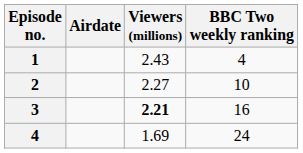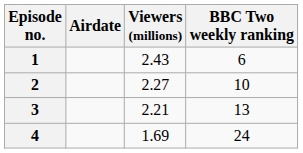(242, 60) 4 -> (242, 60) 6
(155, 110) bold -> (155, 110) normal
(242, 110) 16 -> (242, 110) 13
